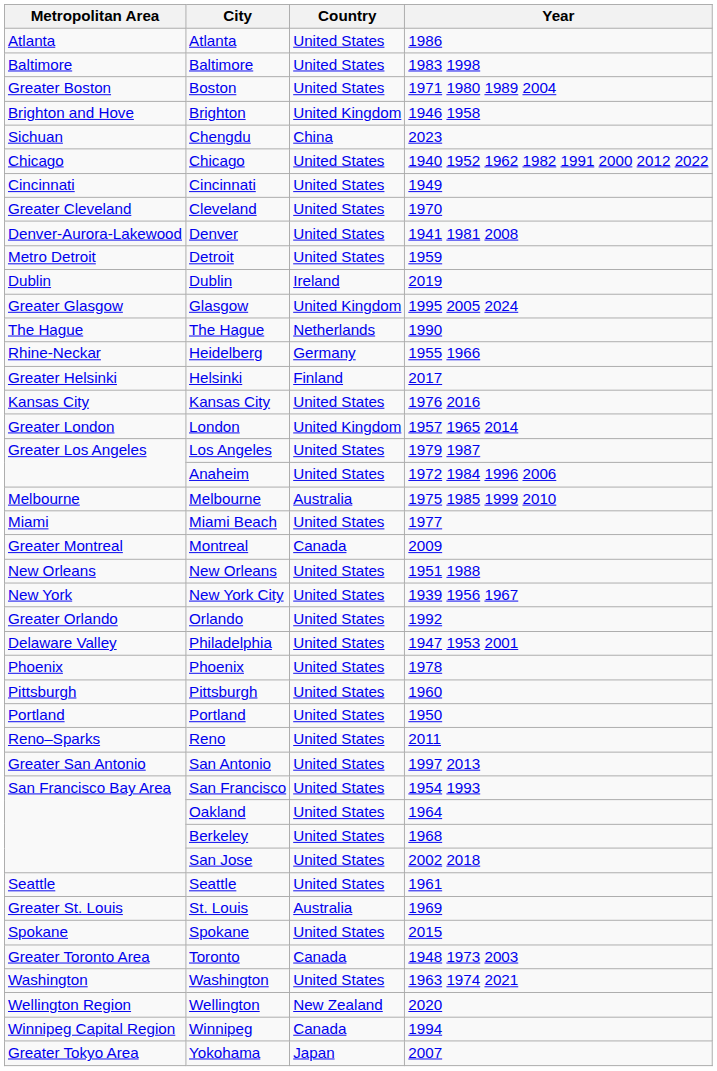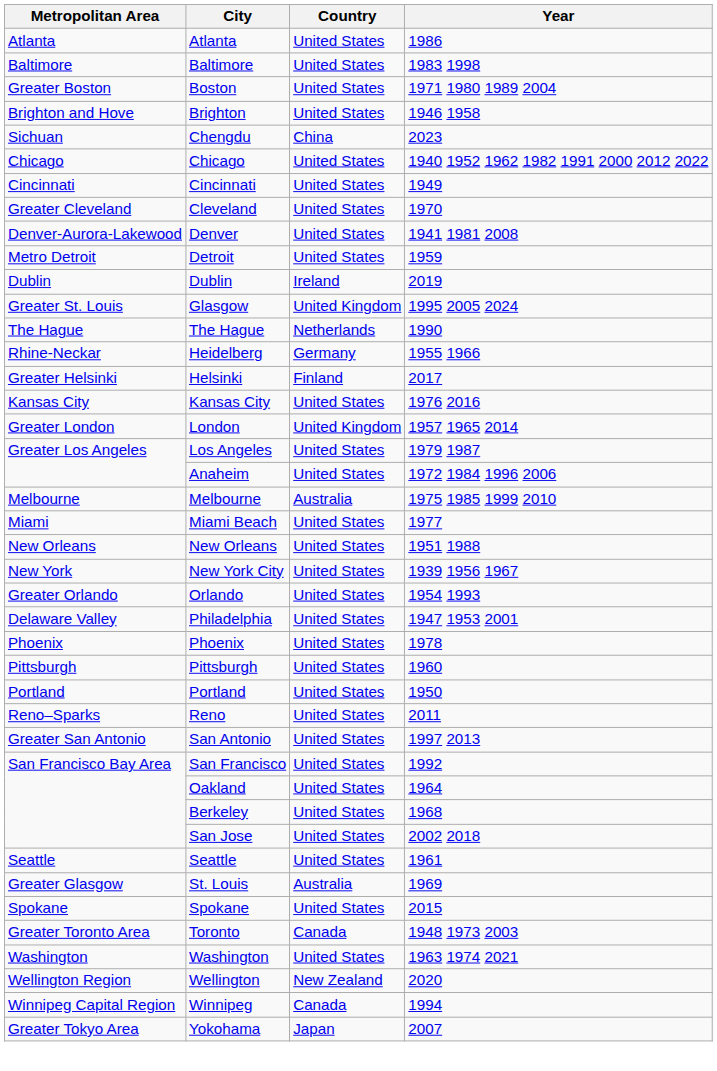(347, 112) United Kingdom -> (339, 112) United States
(65, 305) Greater Glasgow -> (65, 305) Greater St. Louis
- row: (219, 546)
(425, 619) 1992 -> (444, 595) 1954 1993
(444, 787) 1954 1993 -> (425, 763) 1992
(65, 908) Greater St. Louis -> (65, 884) Greater Glasgow
